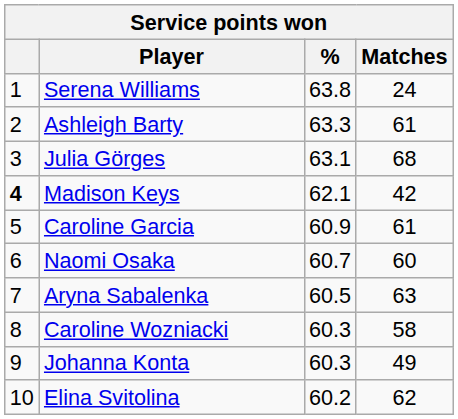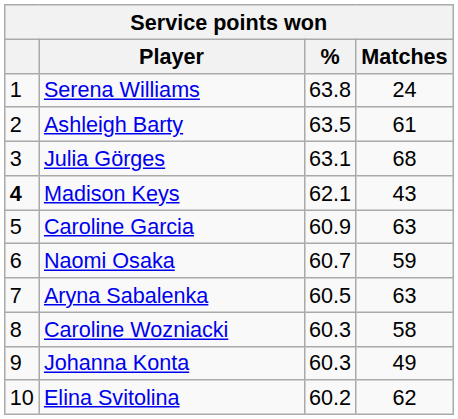(330, 125) 63.3 -> (330, 125) 63.5
(404, 193) 42 -> (404, 193) 43
(404, 227) 61 -> (404, 227) 63
(404, 261) 60 -> (404, 261) 59
